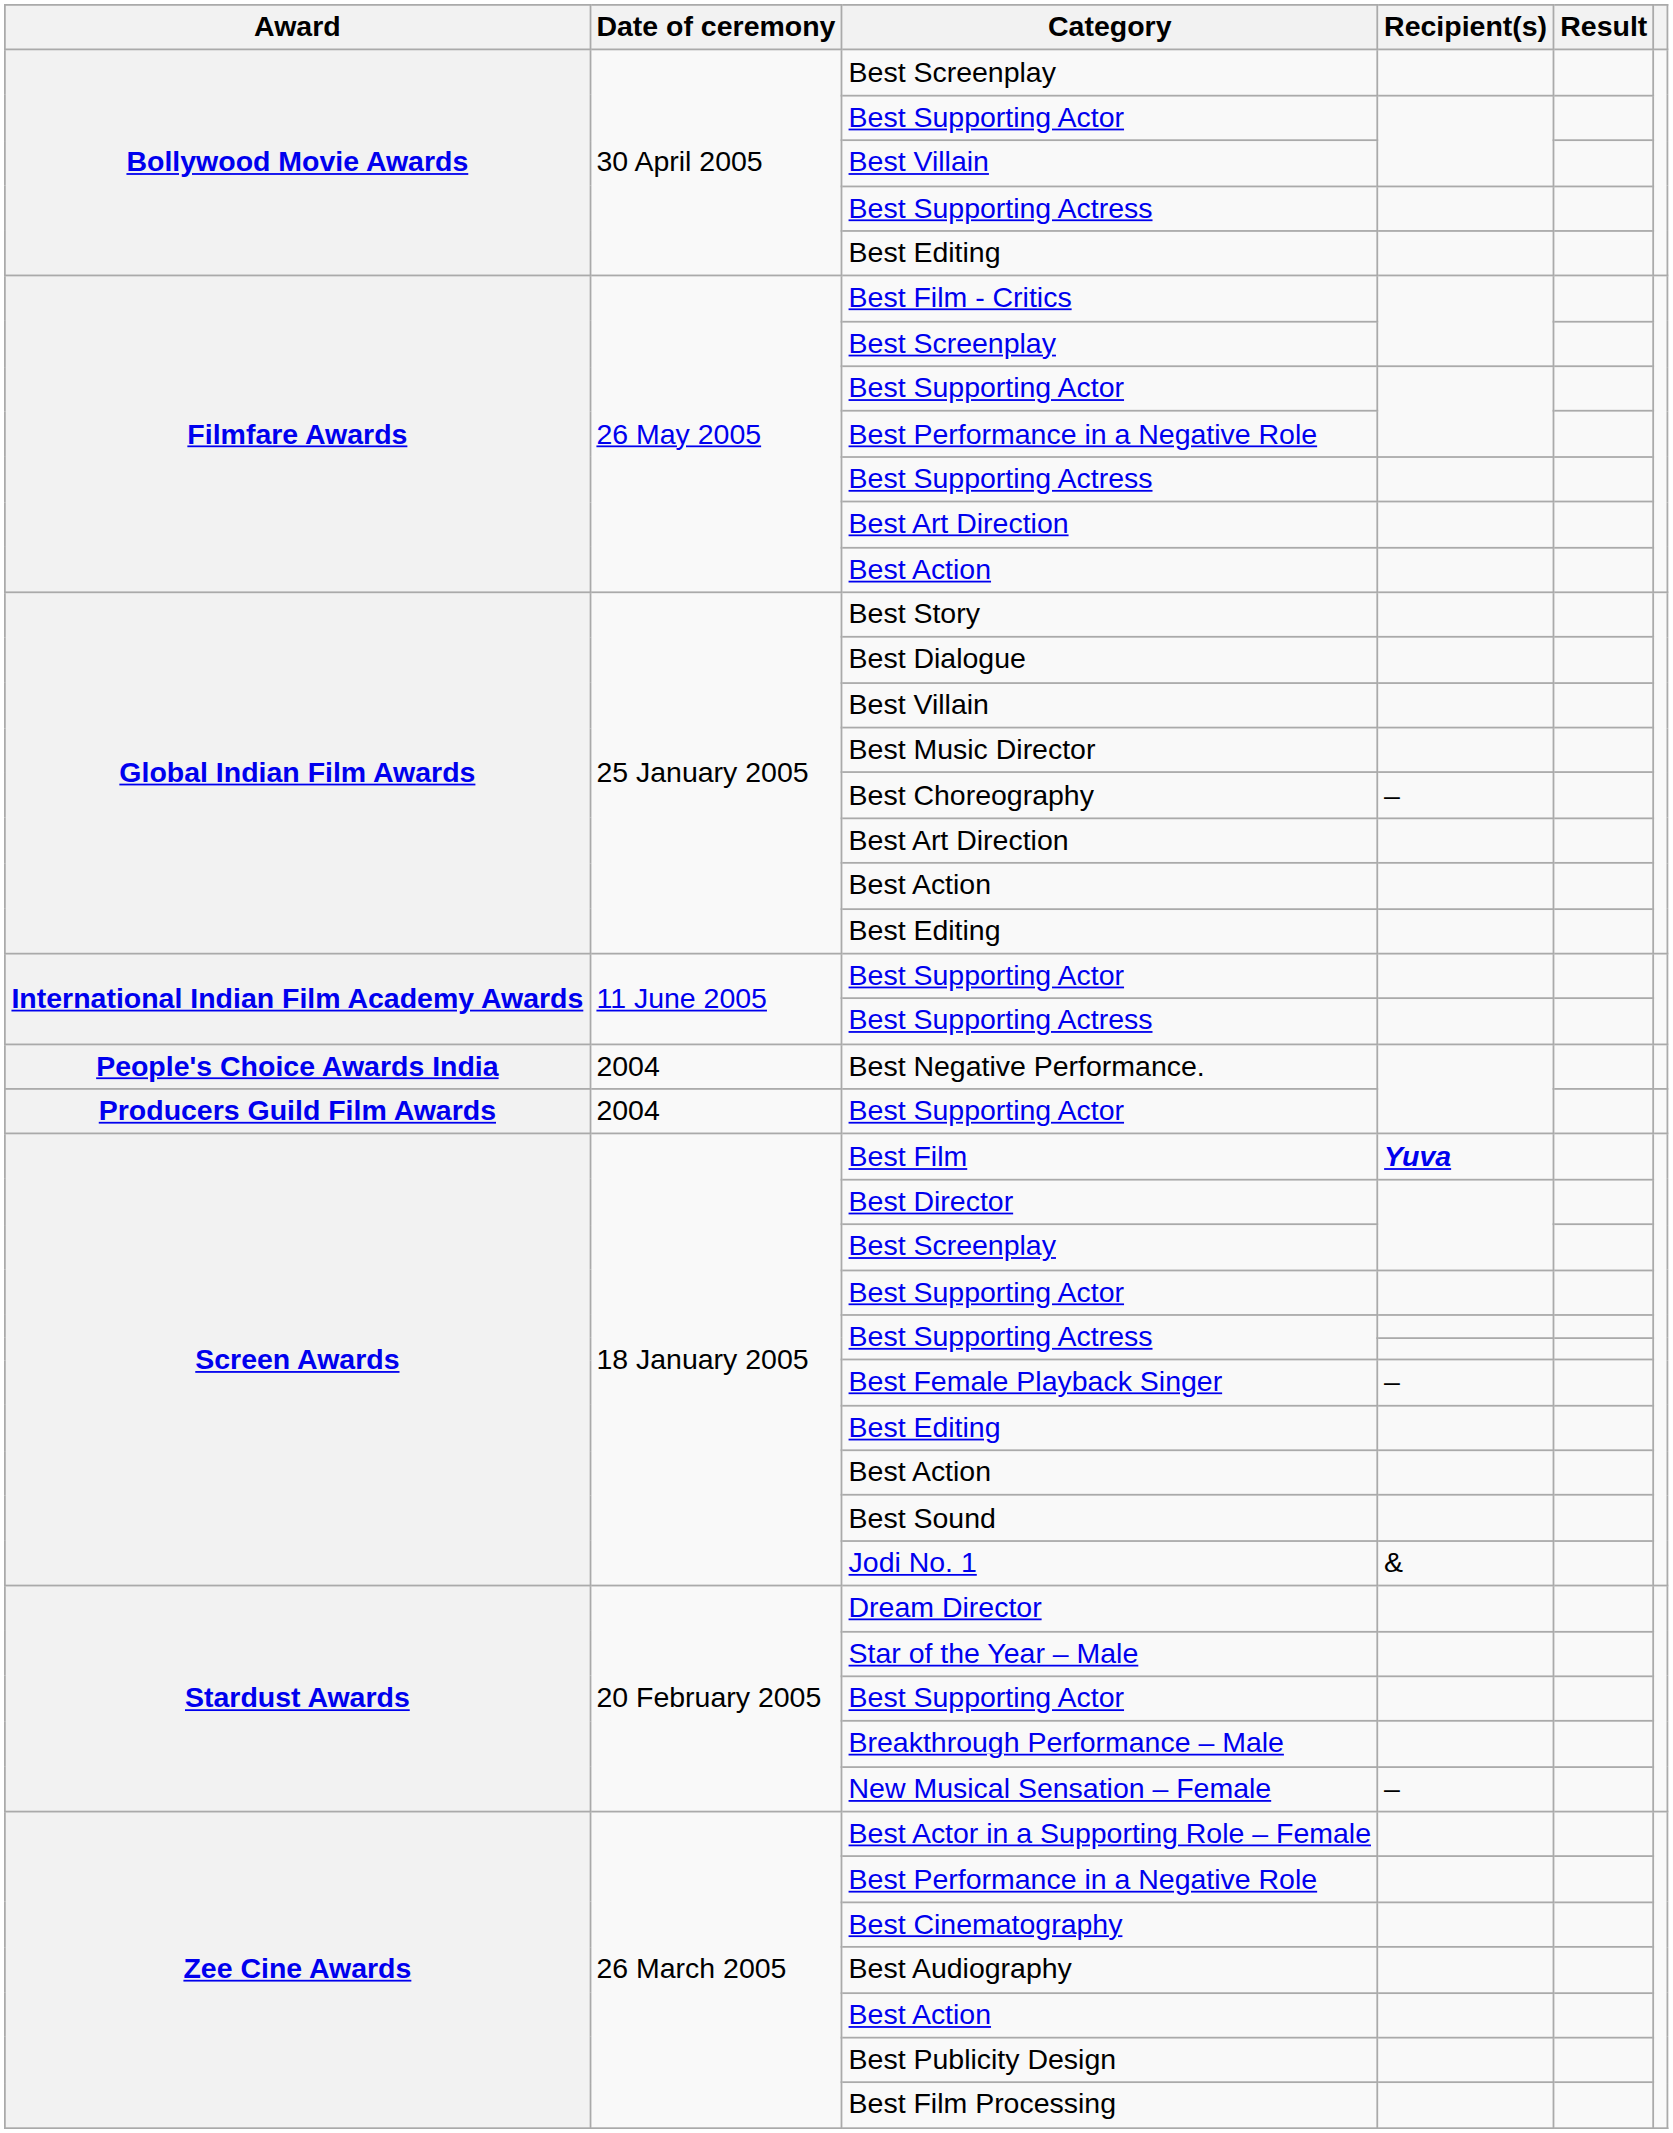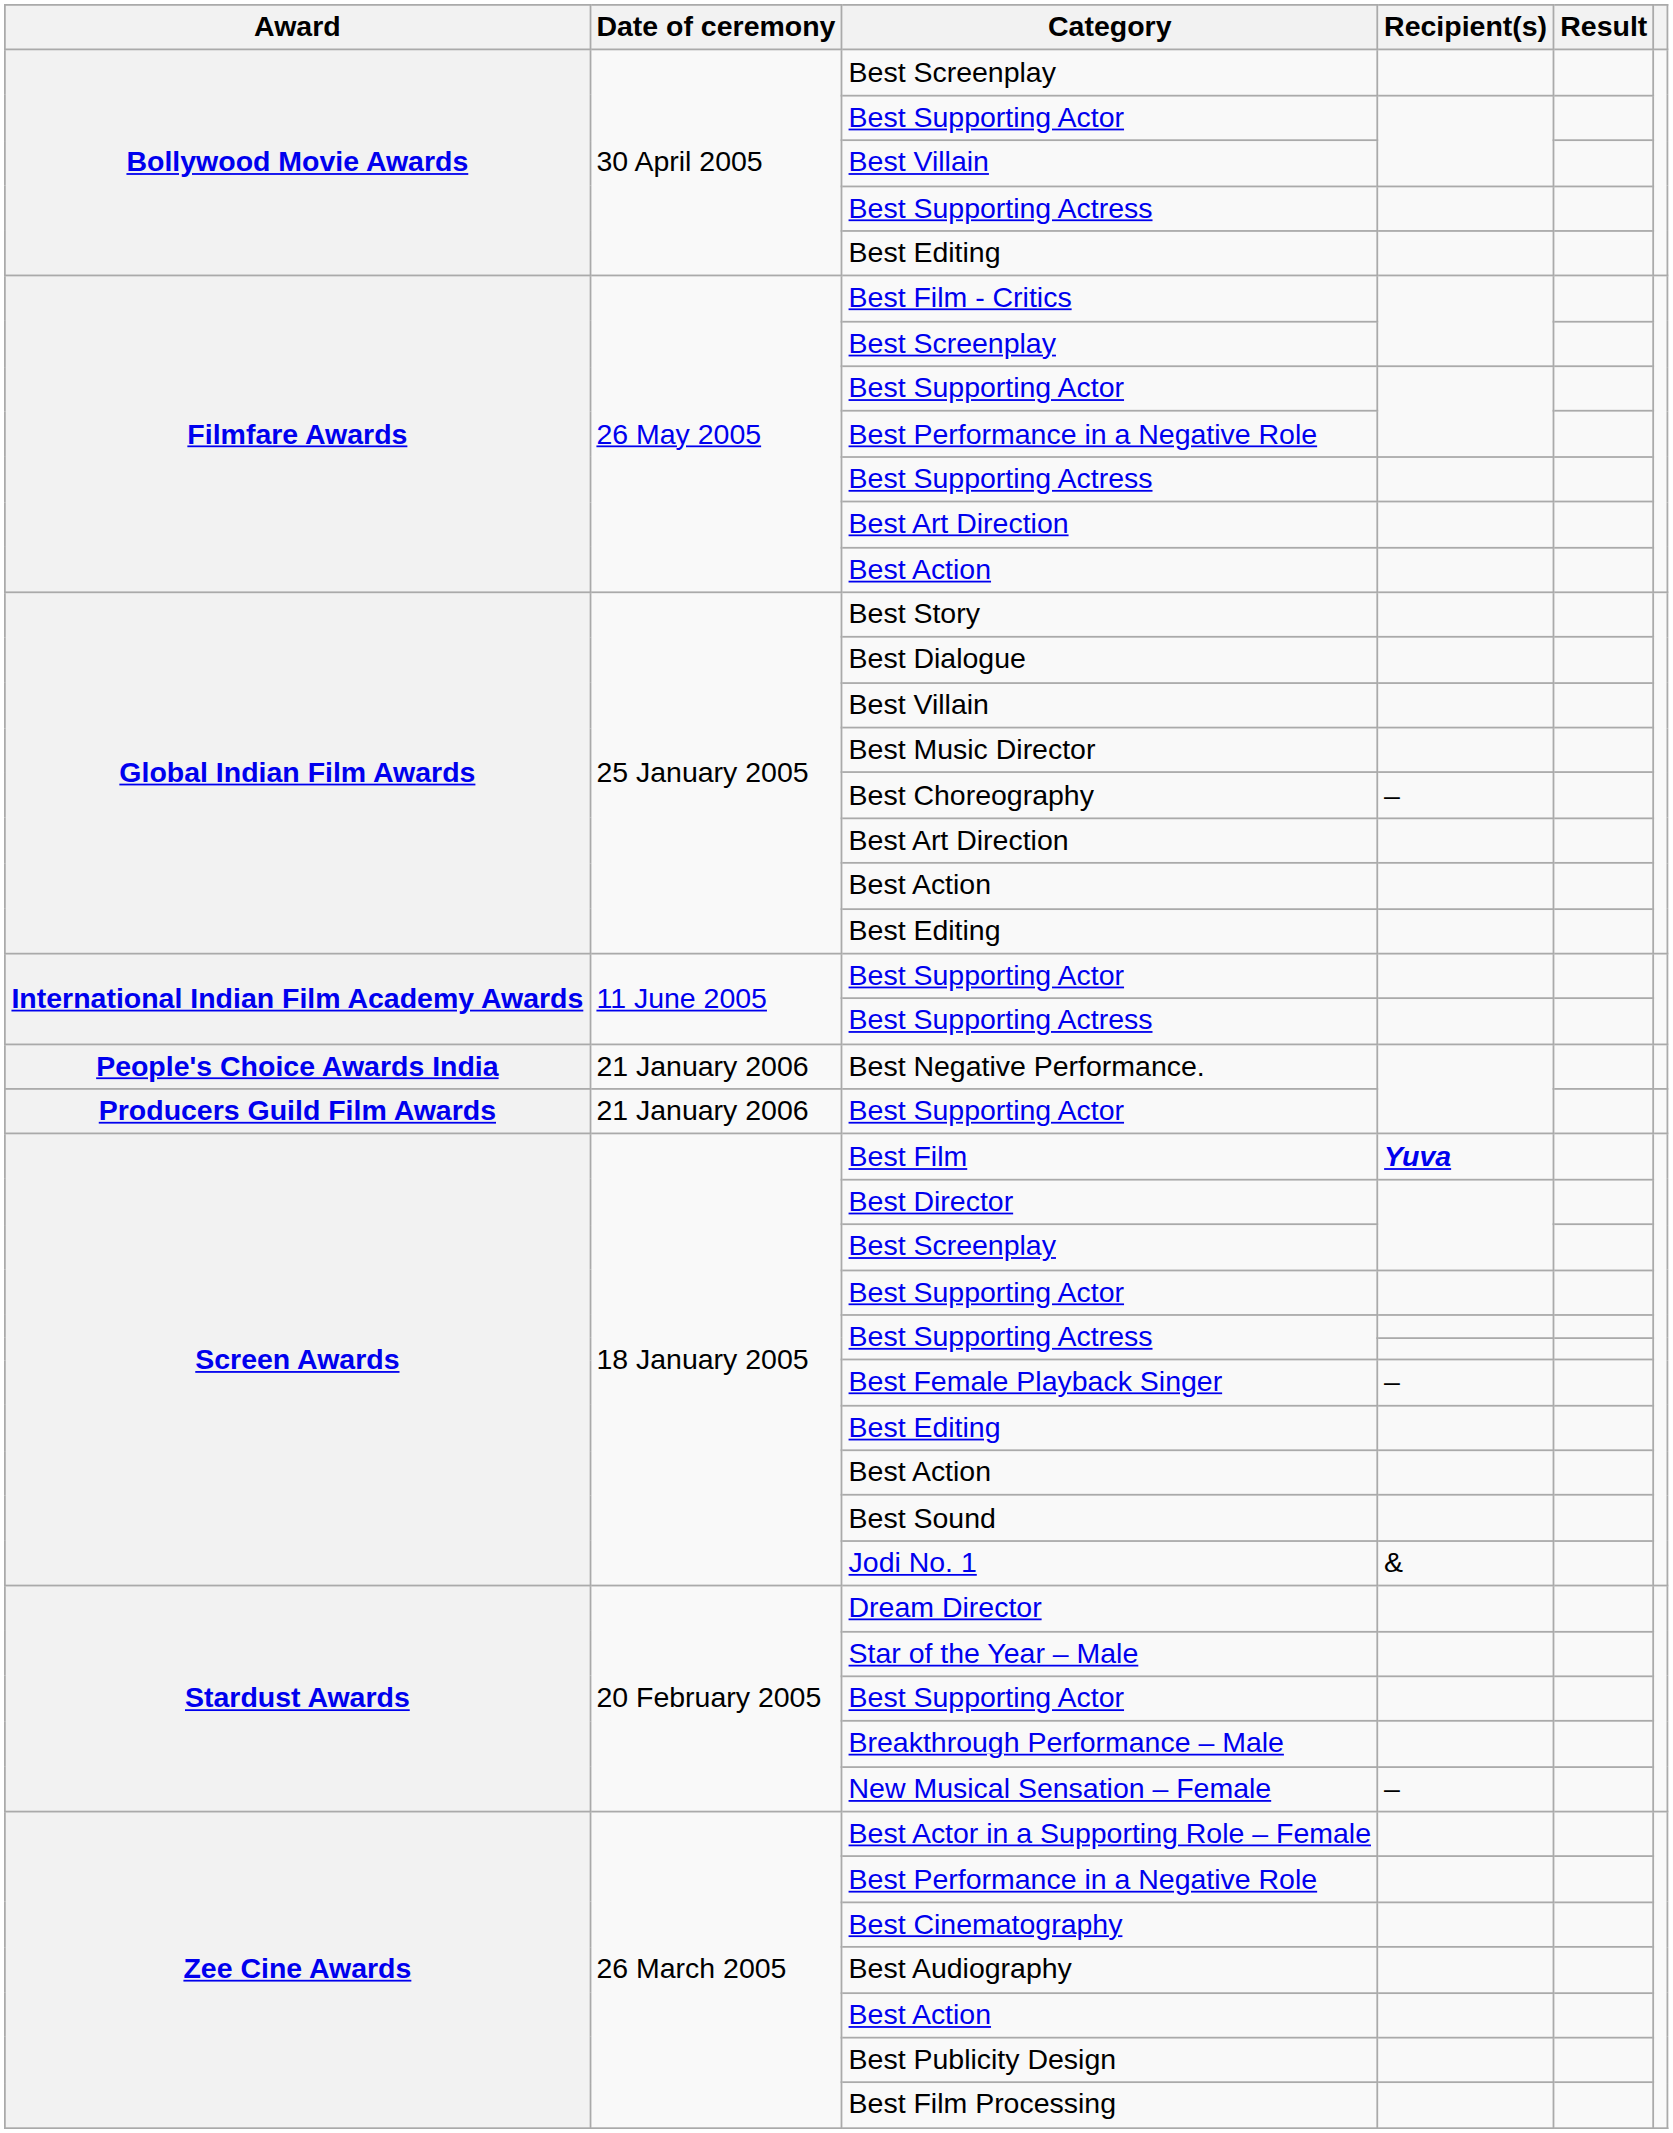(628, 1065) 2004 -> (703, 1065) 21 January 2006
(628, 1111) 2004 -> (703, 1111) 21 January 2006
